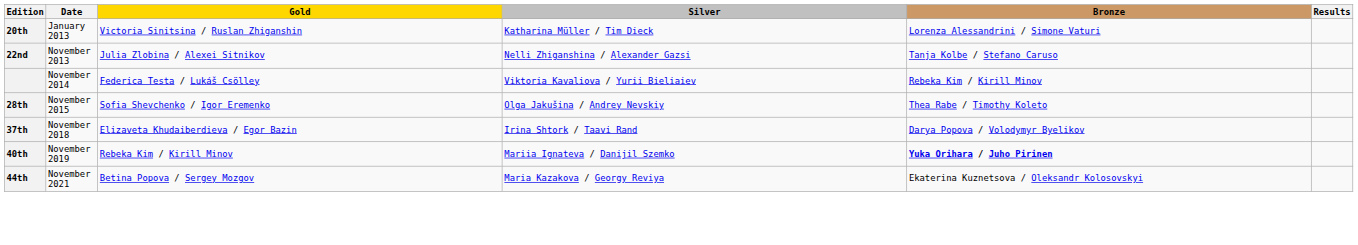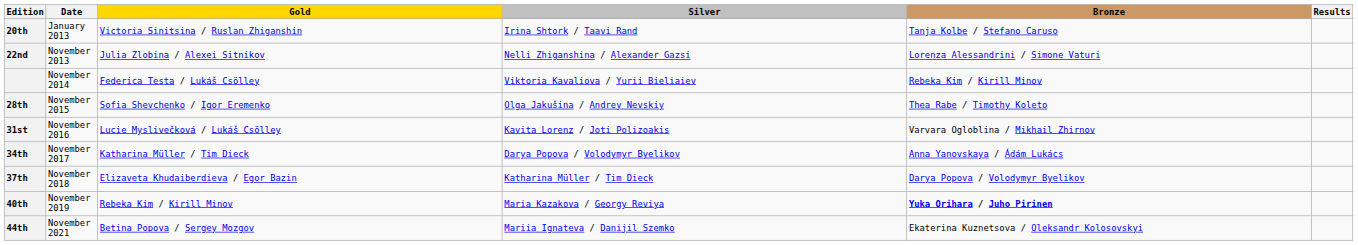(579, 31) Katharina Müller / Tim Dieck -> (571, 31) Irina Shtork / Taavi Rand
(1005, 31) Lorenza Alessandrini / Simone Vaturi -> (983, 31) Tanja Kolbe / Stefano Caruso
(983, 56) Tanja Kolbe / Stefano Caruso -> (1005, 56) Lorenza Alessandrini / Simone Vaturi
+ row: (17, 129)
+ row: (17, 154)
(571, 129) Irina Shtork / Taavi Rand -> (579, 179) Katharina Müller / Tim Dieck
(590, 154) Mariia Ignateva / Danijil Szemko -> (584, 203) Maria Kazakova / Georgy Reviya
(584, 179) Maria Kazakova / Georgy Reviya -> (590, 228) Mariia Ignateva / Danijil Szemko
